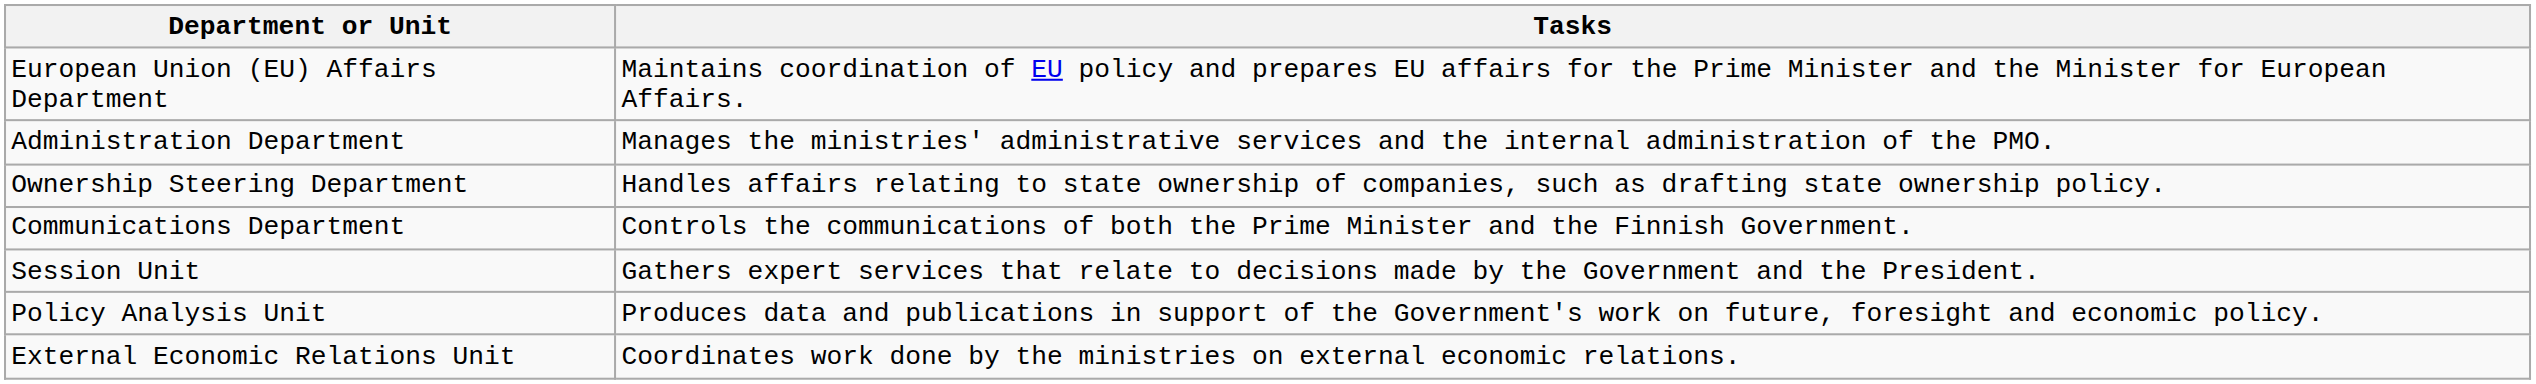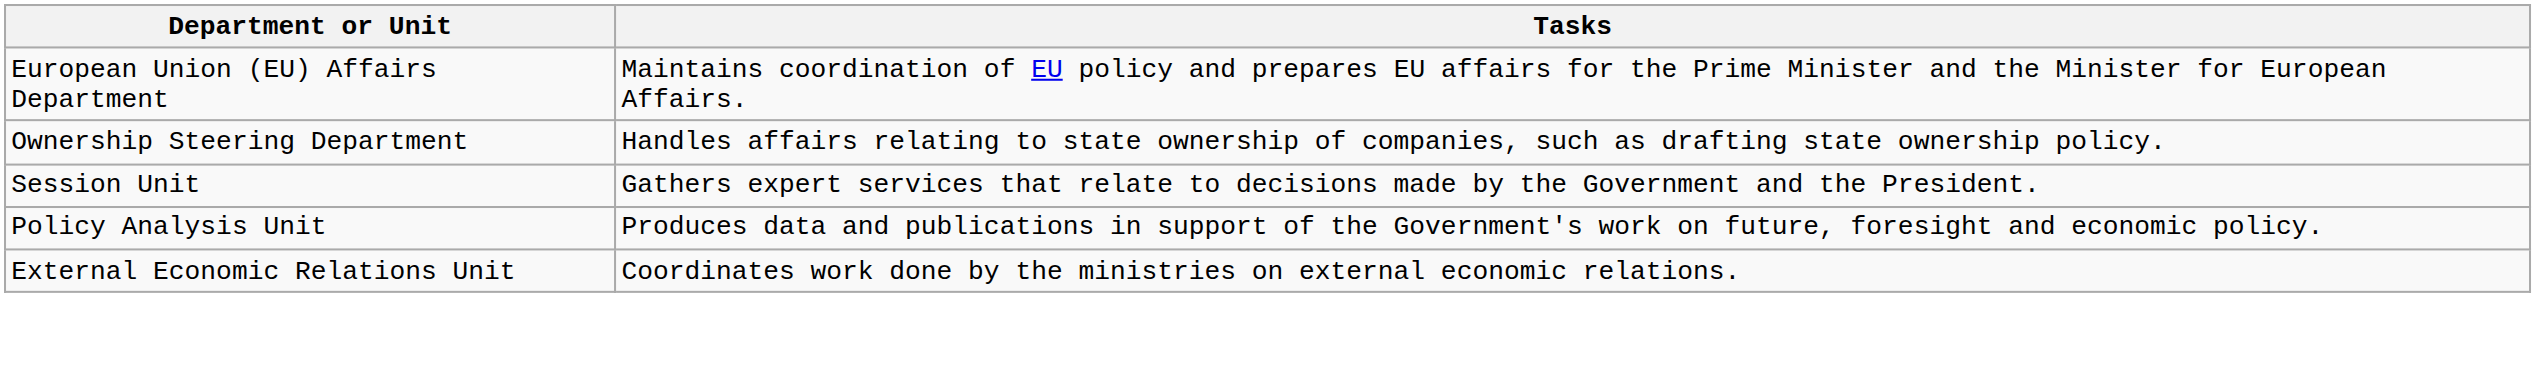- row: (208, 142)
- row: (208, 228)
